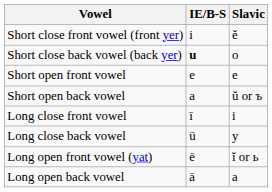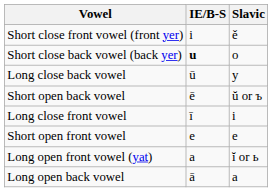rows swapped: (67, 75) <-> (67, 136)
(192, 95) a -> (192, 95) ē
(192, 156) ē -> (192, 156) a
